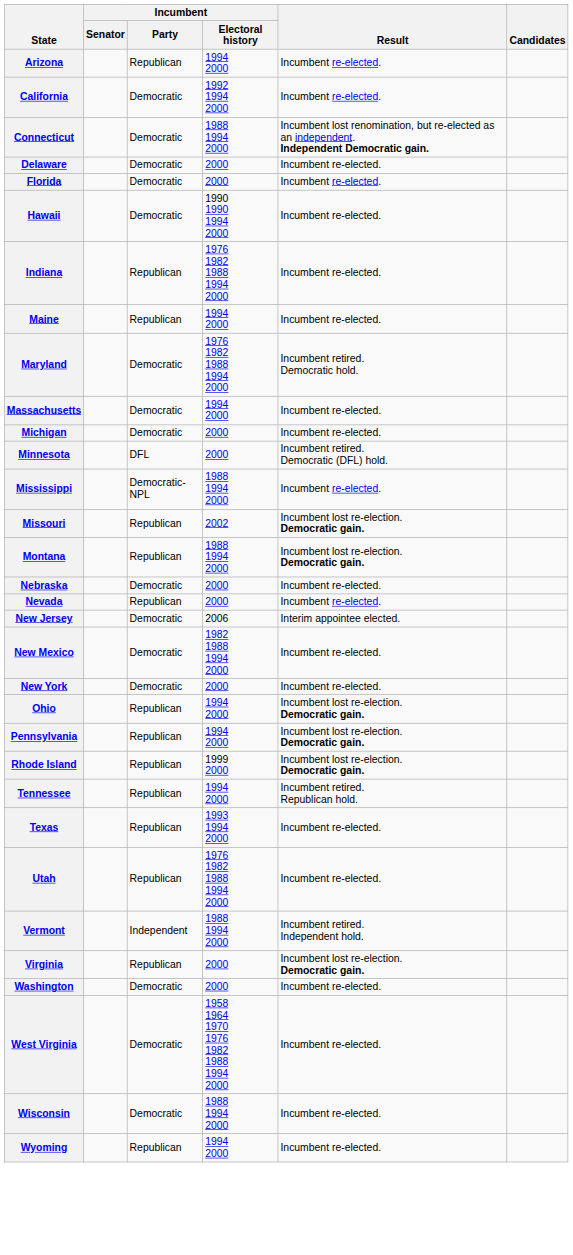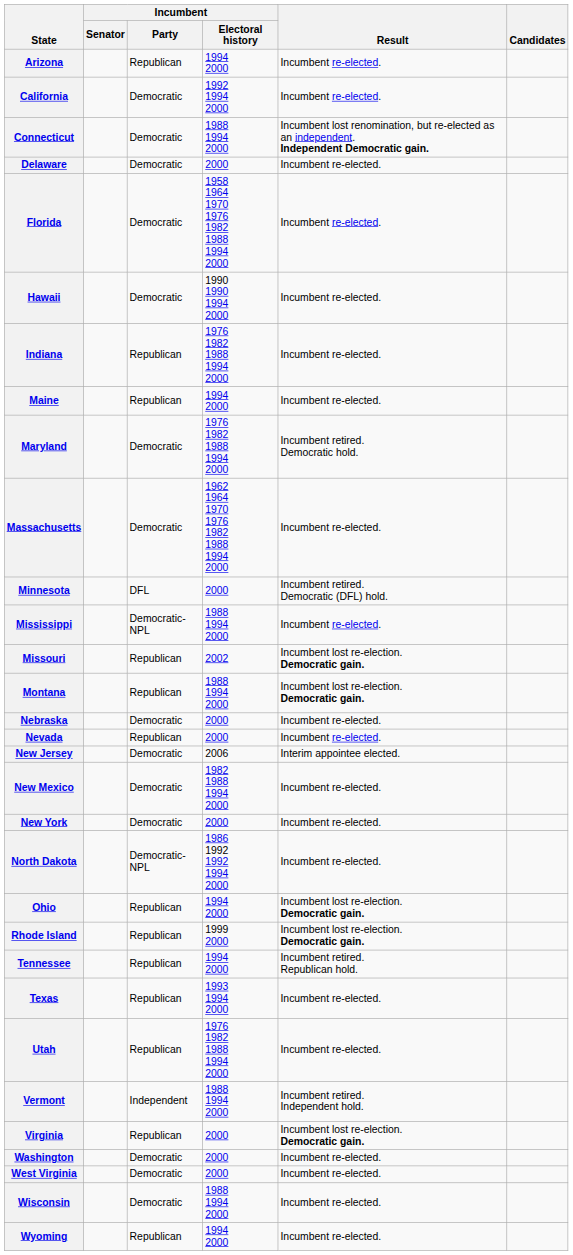(217, 181) 2000 -> (217, 222) 1958 1964 1970 1976 1982 1988 1994 2000
(217, 410) 1994 2000 -> (217, 527) 1962 1964 1970 1976 1982 1988 1994 2000
- row: (44, 432)
+ row: (44, 862)
- row: (44, 737)
(217, 1044) 1958 1964 1970 1976 1982 1988 1994 2000 -> (217, 1174) 2000
